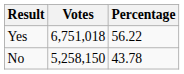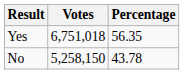(127, 36) 56.22 -> (127, 36) 56.35
